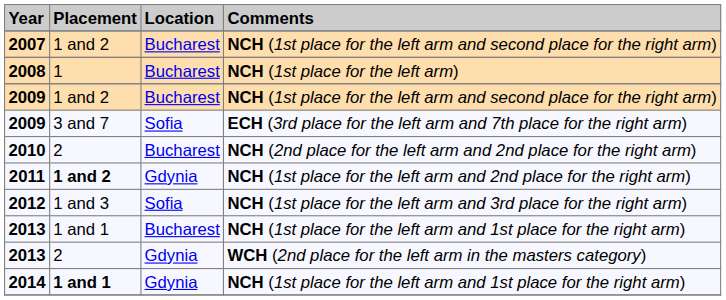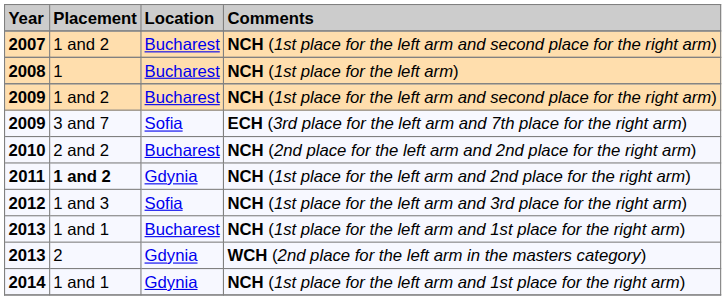(58, 150) 2 -> (81, 150) 2 and 2
(82, 282) bold -> (81, 282) normal
